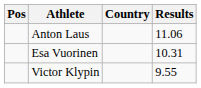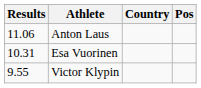columns swapped: (16, 14) <-> (174, 14)
